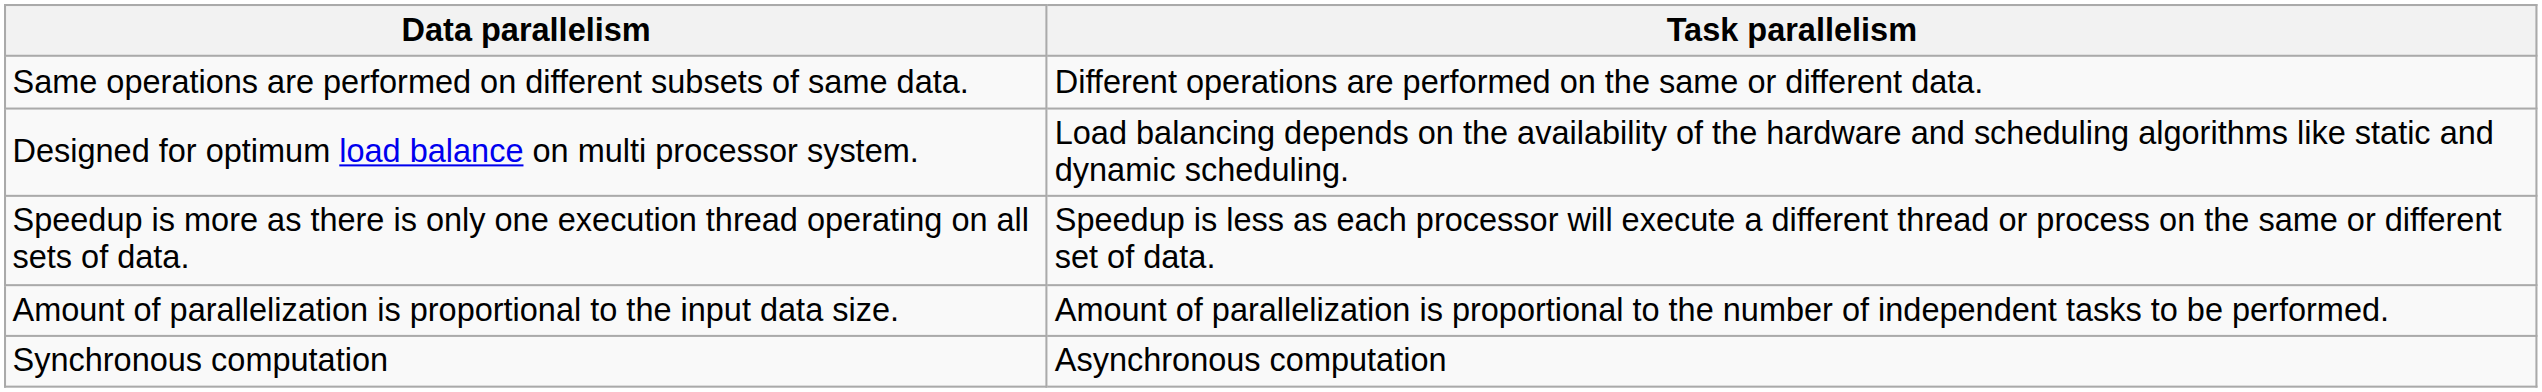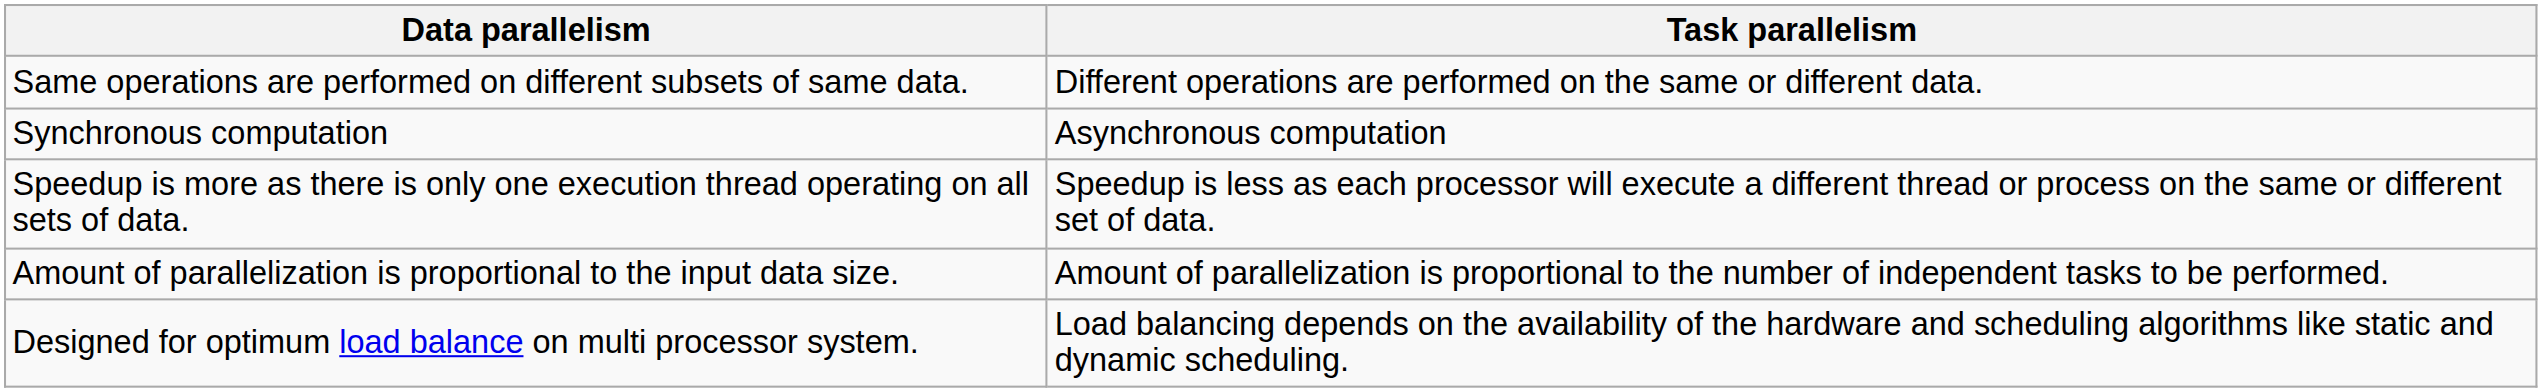rows swapped: (200, 360) <-> (466, 151)
